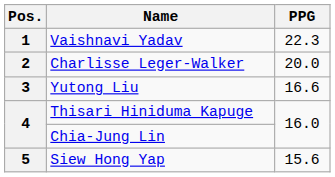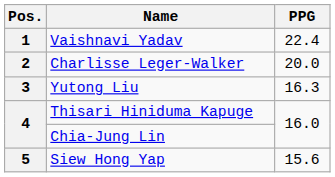(302, 40) 22.3 -> (302, 40) 22.4
(302, 88) 16.6 -> (302, 88) 16.3
